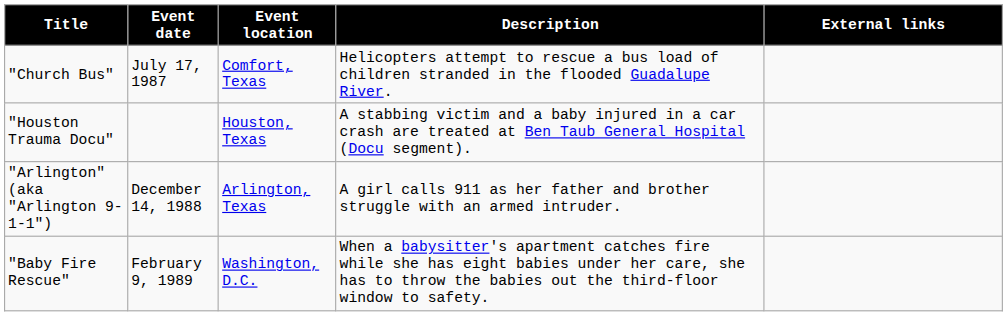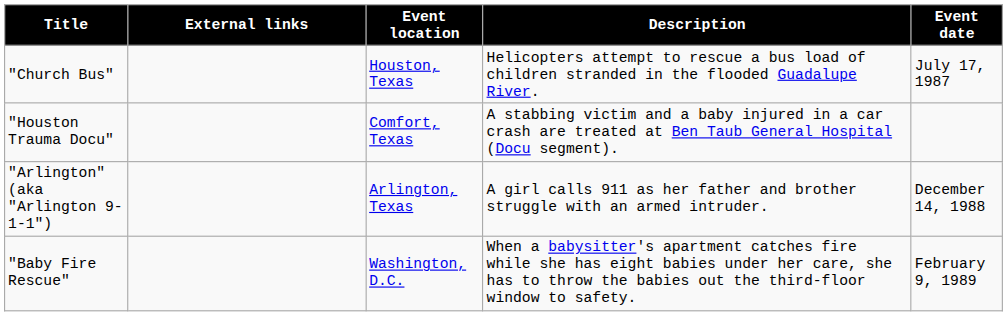columns swapped: (173, 25) <-> (883, 25)
(257, 74) Comfort, Texas -> (404, 74) Houston, Texas
(257, 132) Houston, Texas -> (404, 132) Comfort, Texas
